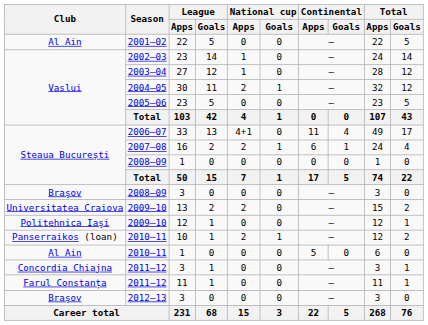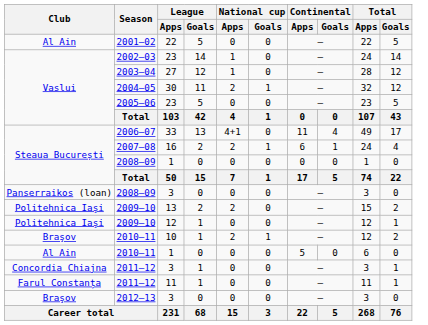(65, 192) Braşov -> (59, 192) Panserraikos (loan)
(65, 207) Universitatea Craiova -> (59, 207) Politehnica Iaşi
(65, 238) Panserraikos (loan) -> (59, 238) Braşov
